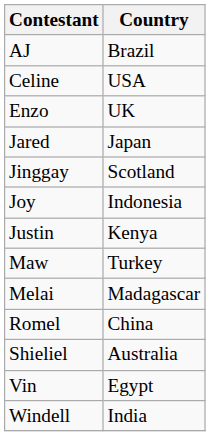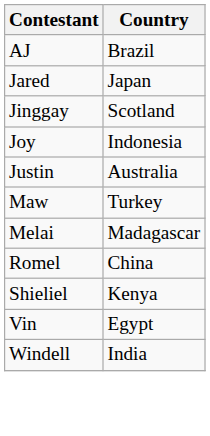- row: (34, 80)
- row: (29, 111)
(133, 232) Kenya -> (143, 171) Australia
(143, 354) Australia -> (133, 293) Kenya
